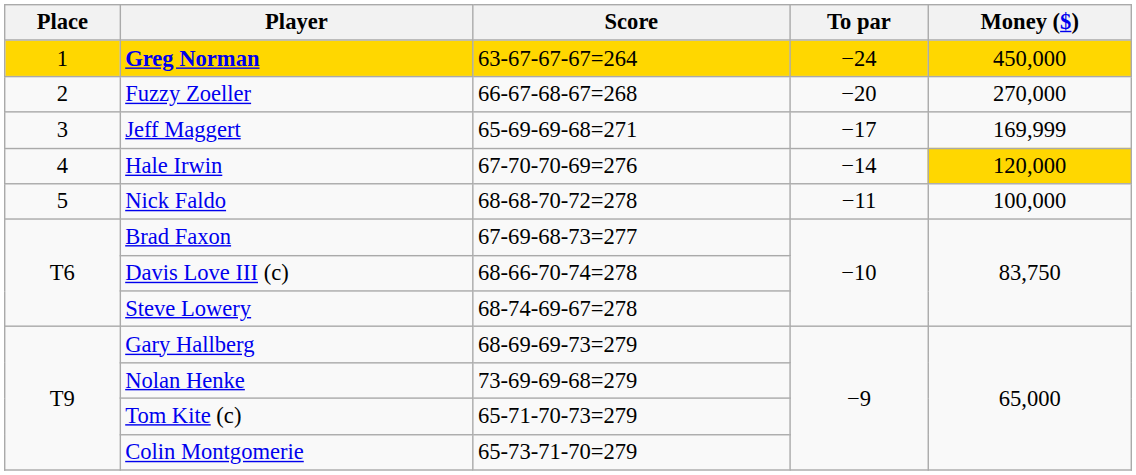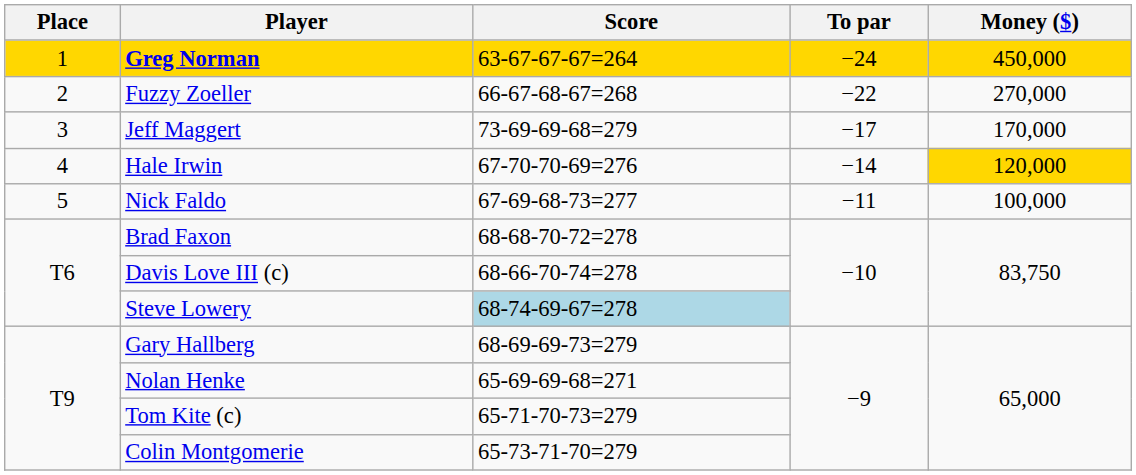(859, 93) −20 -> (859, 93) −22
(558, 129) 65-69-69-68=271 -> (558, 129) 73-69-69-68=279
(1030, 129) 169,999 -> (1030, 129) 170,000
(558, 201) 68-68-70-72=278 -> (558, 201) 67-69-68-73=277
(558, 237) 67-69-68-73=277 -> (558, 237) 68-68-70-72=278
(558, 308) no background -> (558, 308) lightblue background
(558, 380) 73-69-69-68=279 -> (558, 380) 65-69-69-68=271
